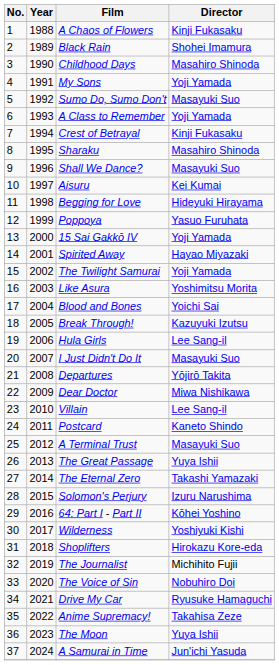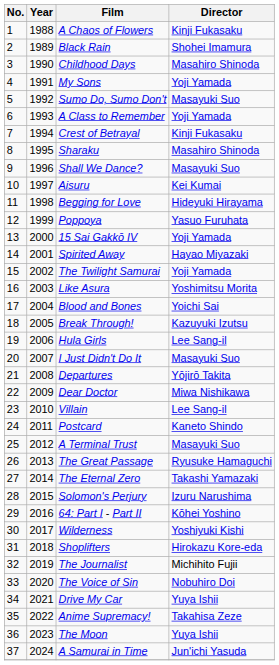(195, 461) Yuya Ishii -> (222, 461) Ryusuke Hamaguchi
(222, 599) Ryusuke Hamaguchi -> (195, 599) Yuya Ishii
